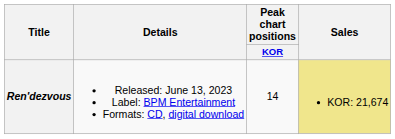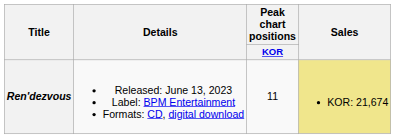(273, 96) 14 -> (273, 96) 11
